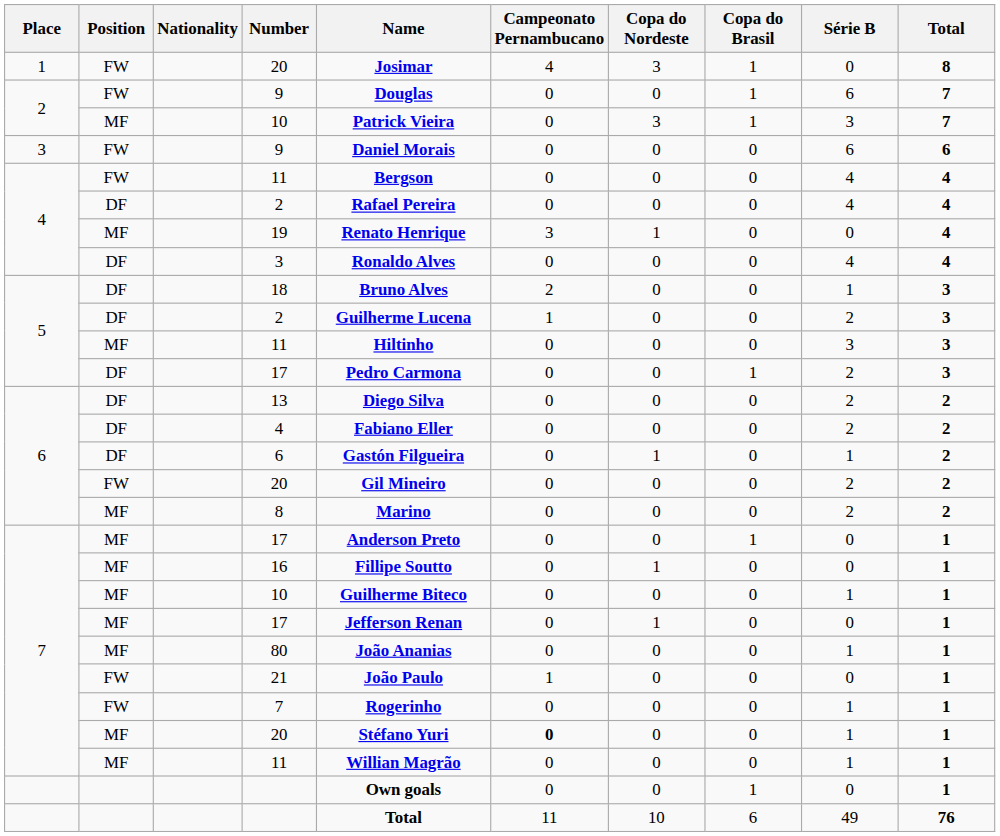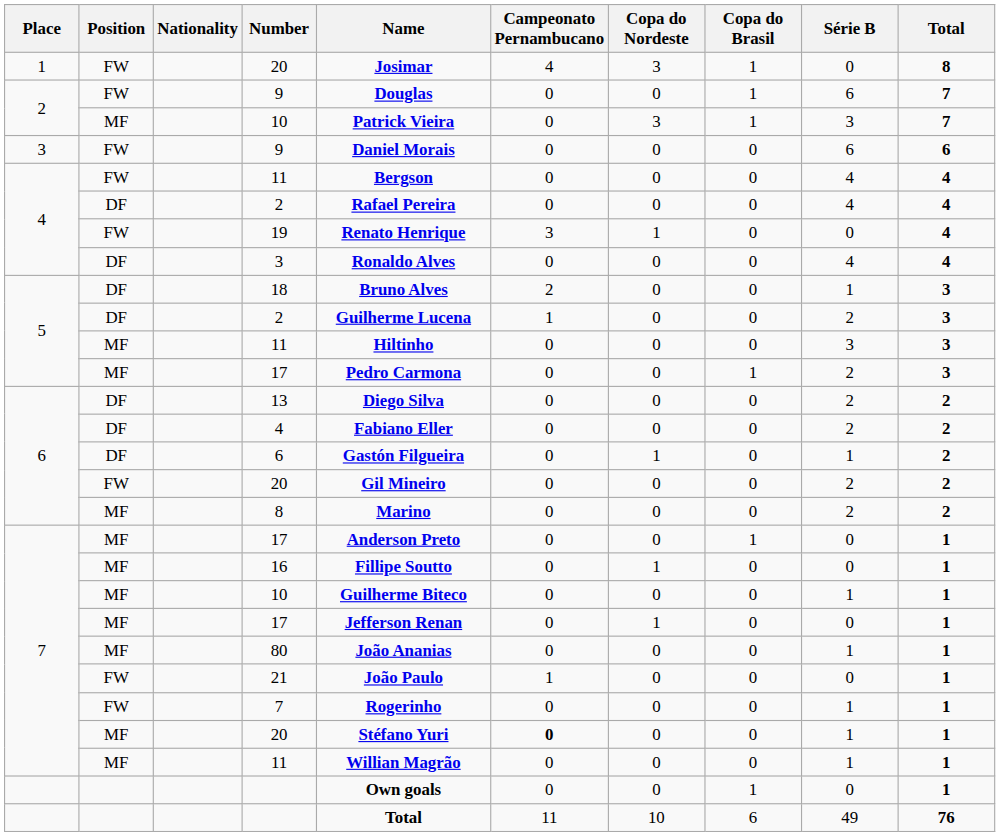(116, 233) MF -> (116, 233) FW
(116, 372) DF -> (116, 372) MF
